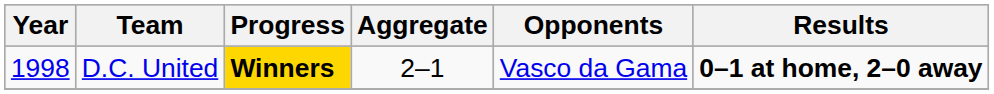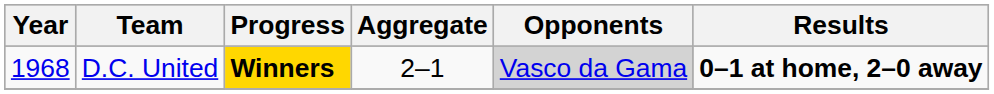(40, 67) 1998 -> (40, 67) 1968
(593, 67) no background -> (593, 67) lightgrey background
